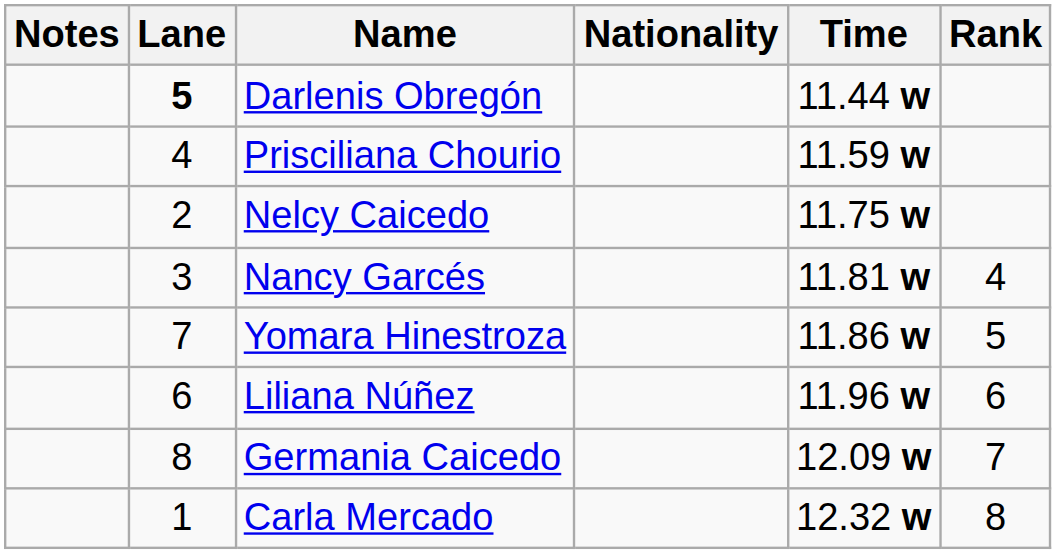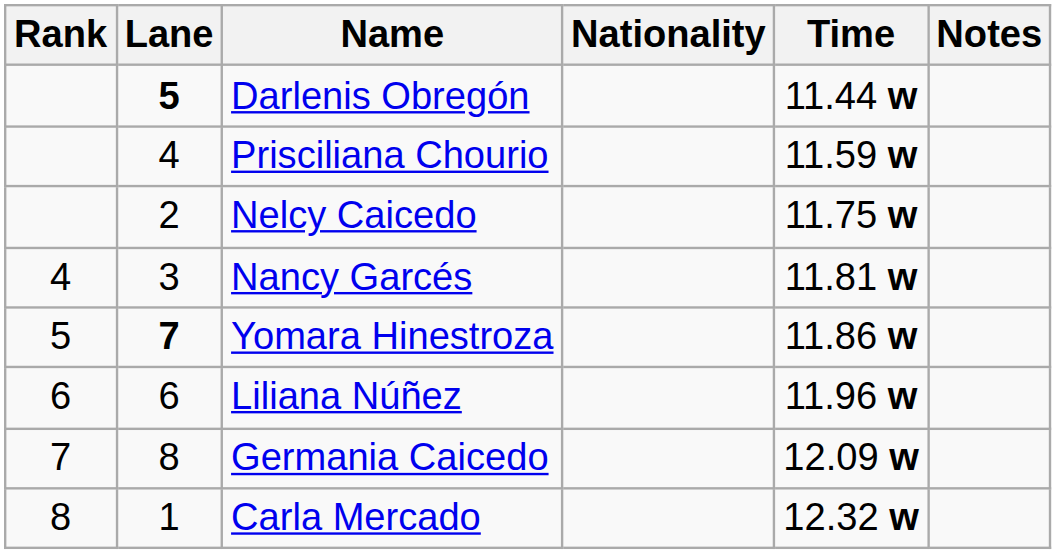columns swapped: (996, 34) <-> (67, 34)
(182, 336) normal -> (169, 336) bold
